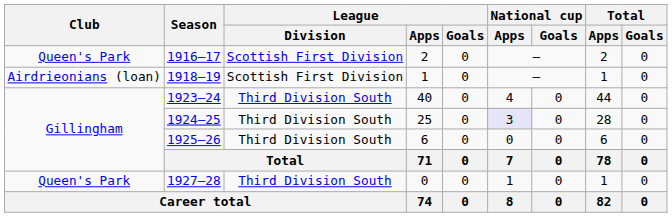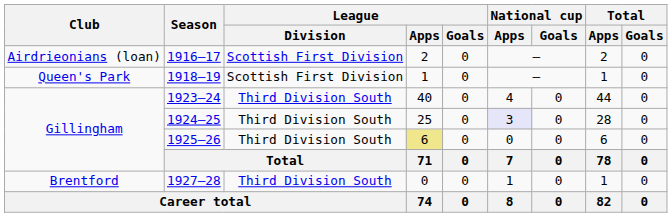(84, 56) Queen's Park -> (84, 56) Airdrieonians (loan)
(84, 77) Airdrieonians (loan) -> (84, 77) Queen's Park
(425, 139) no background -> (425, 139) khaki background
(84, 181) Queen's Park -> (84, 181) Brentford
